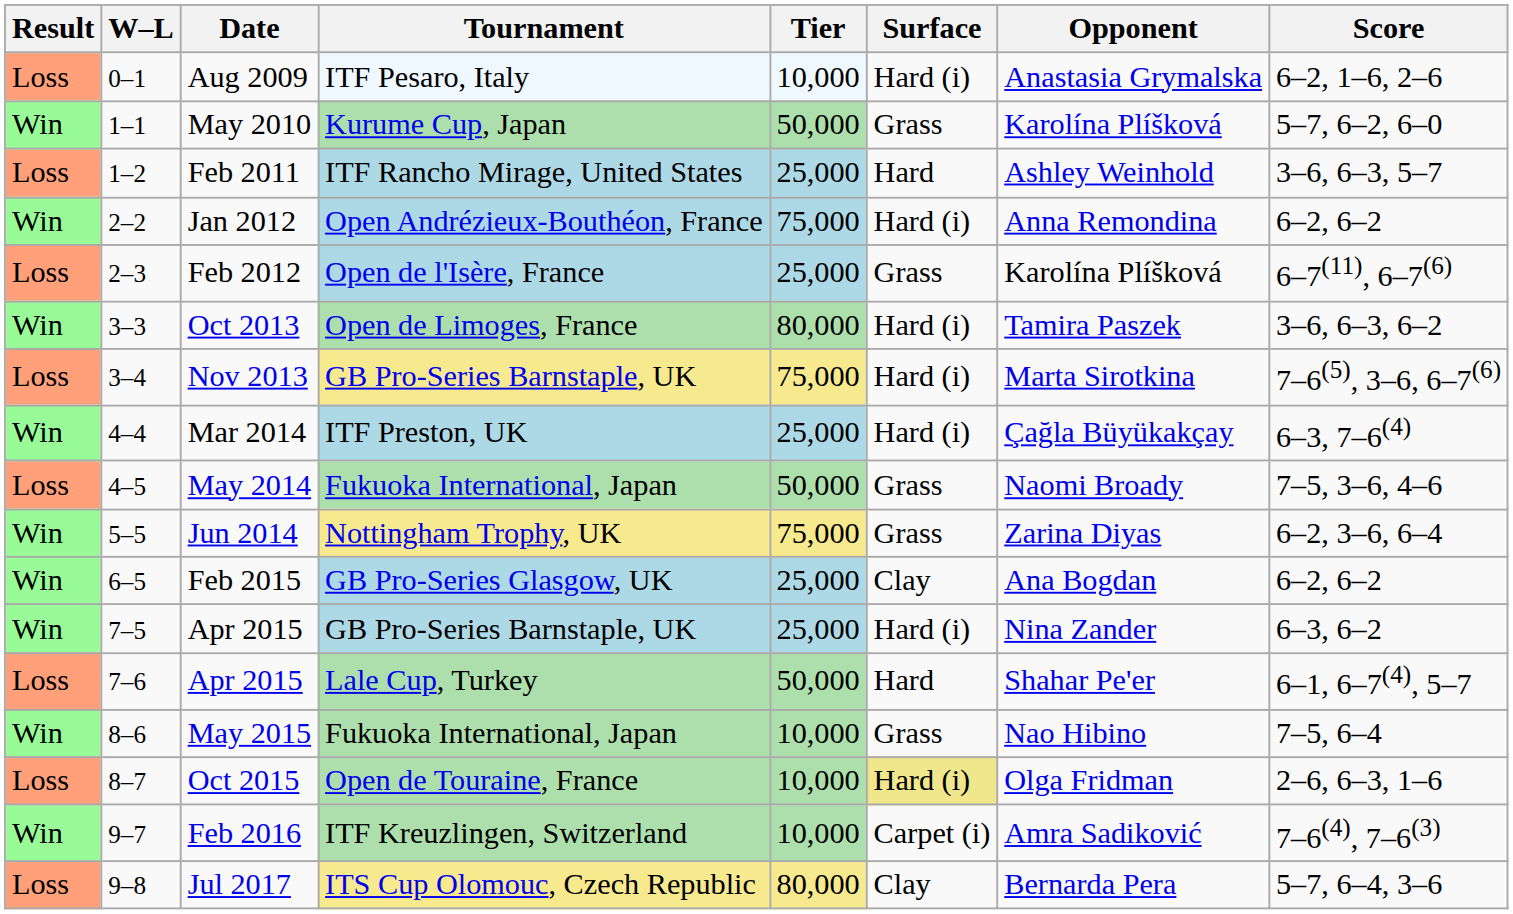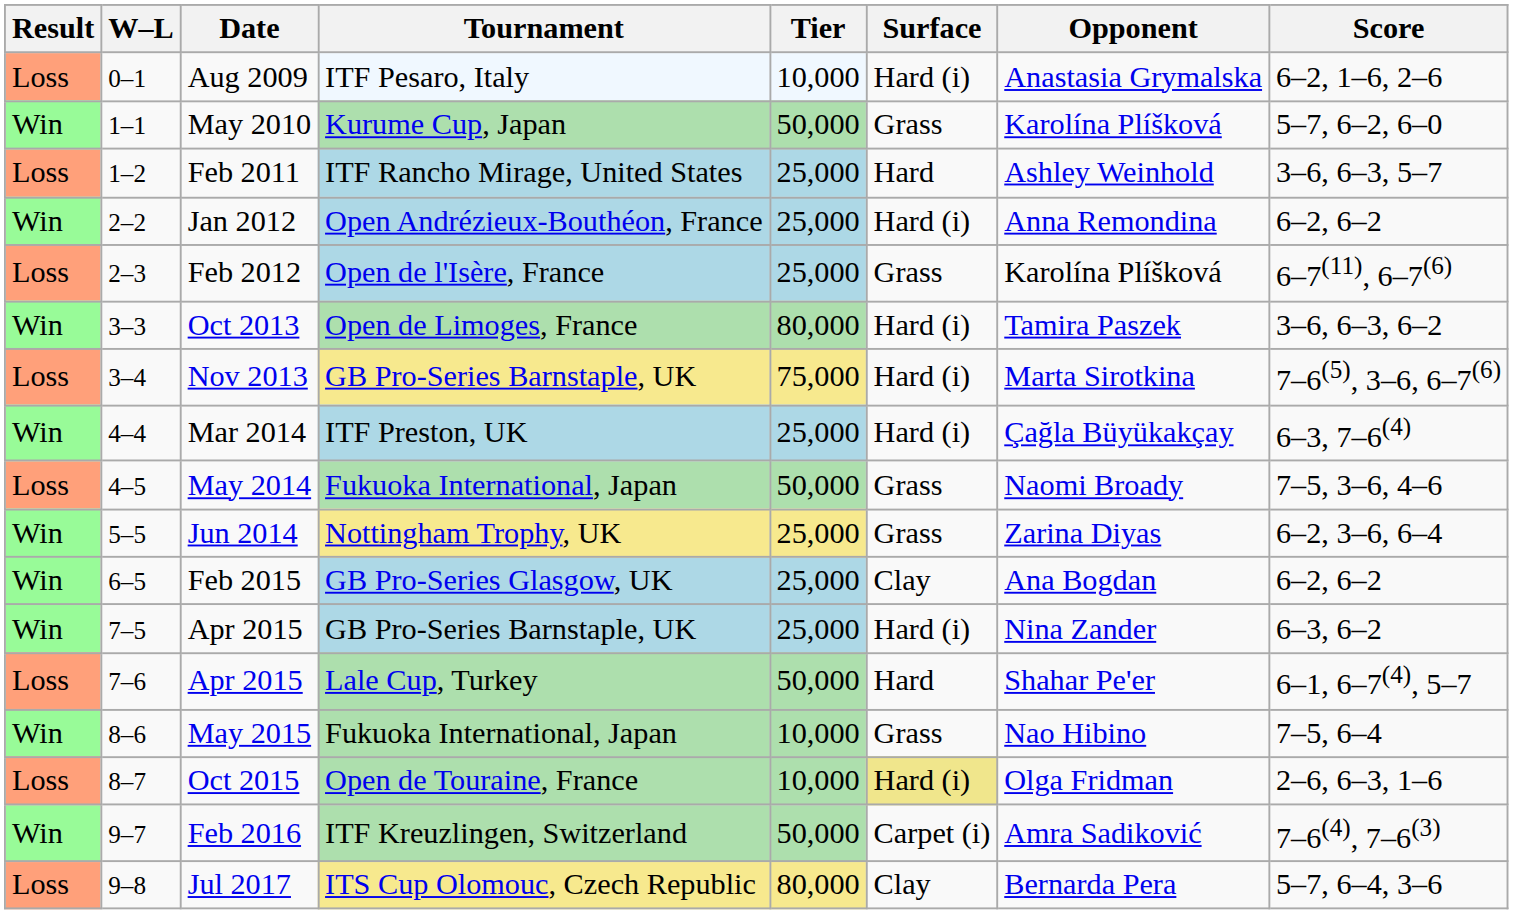(818, 220) 75,000 -> (818, 220) 25,000
(818, 532) 75,000 -> (818, 532) 25,000
(818, 832) 10,000 -> (818, 832) 50,000
